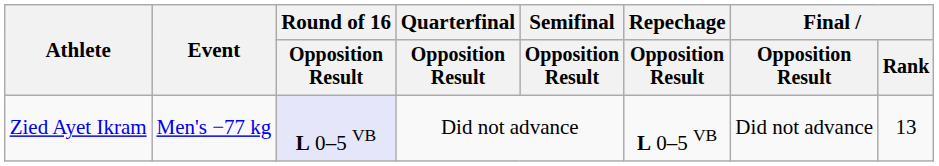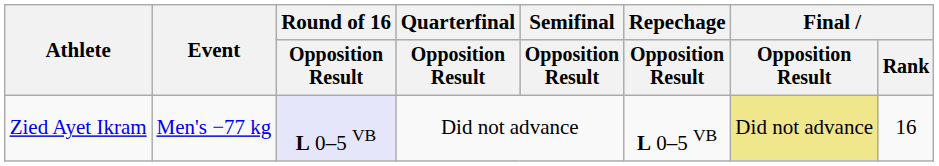(804, 128) no background -> (804, 128) khaki background
(906, 128) 13 -> (906, 128) 16
